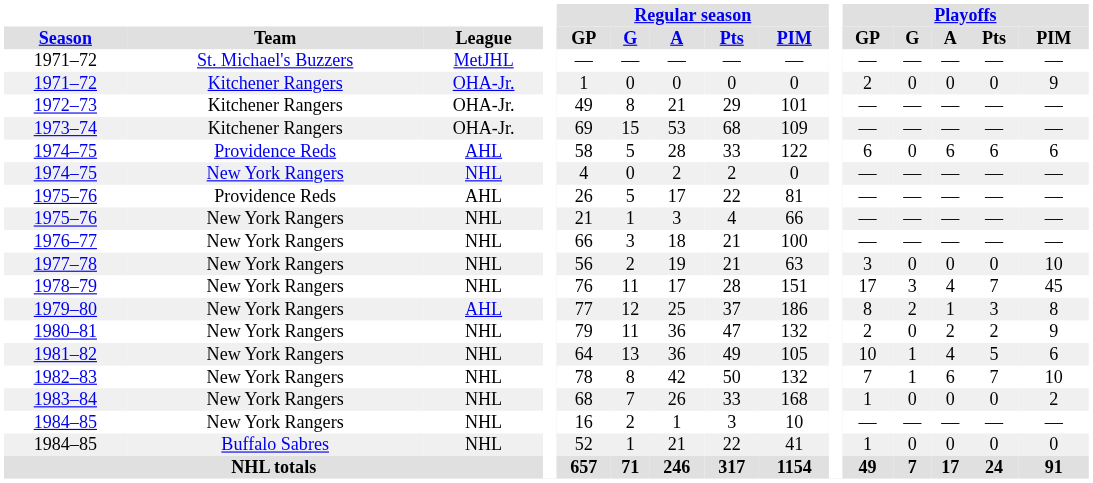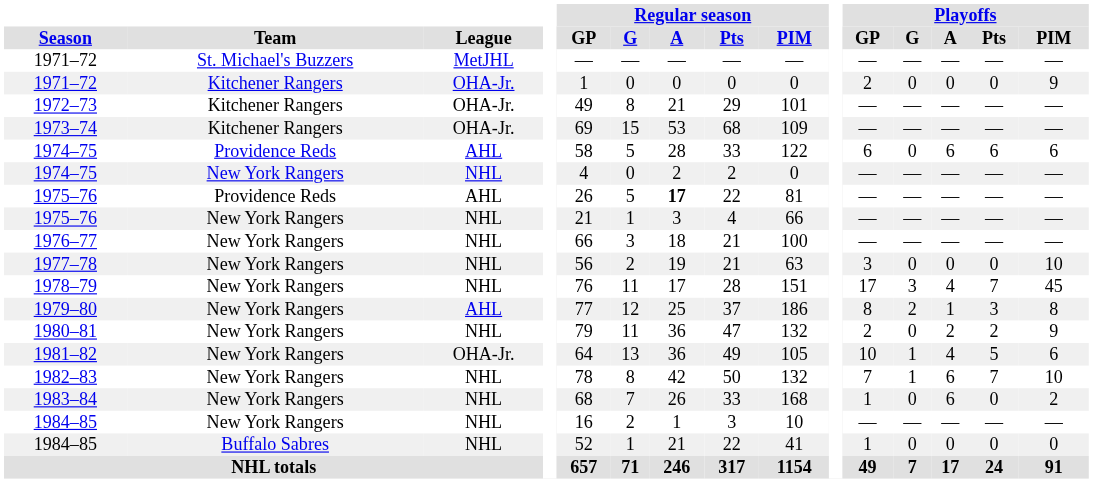(677, 196) normal -> (677, 196) bold
(484, 354) NHL -> (484, 354) OHA-Jr.
(950, 399) 0 -> (950, 399) 6
